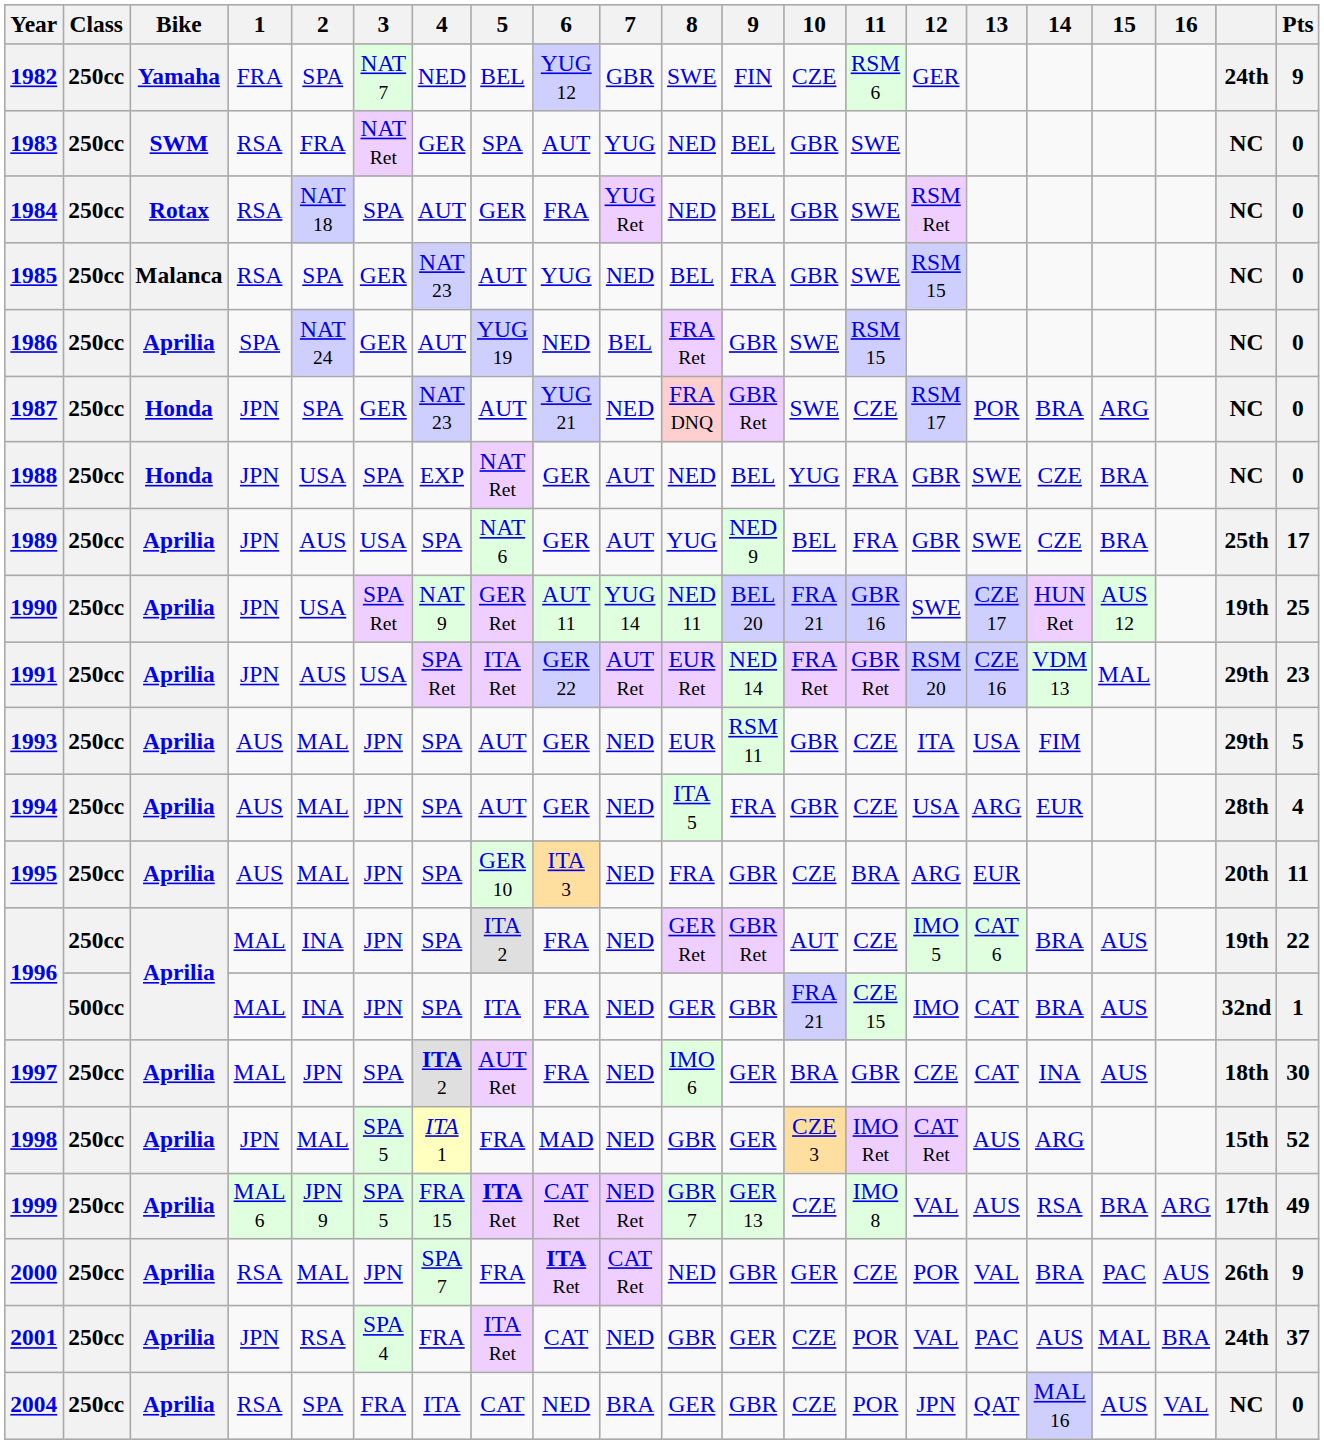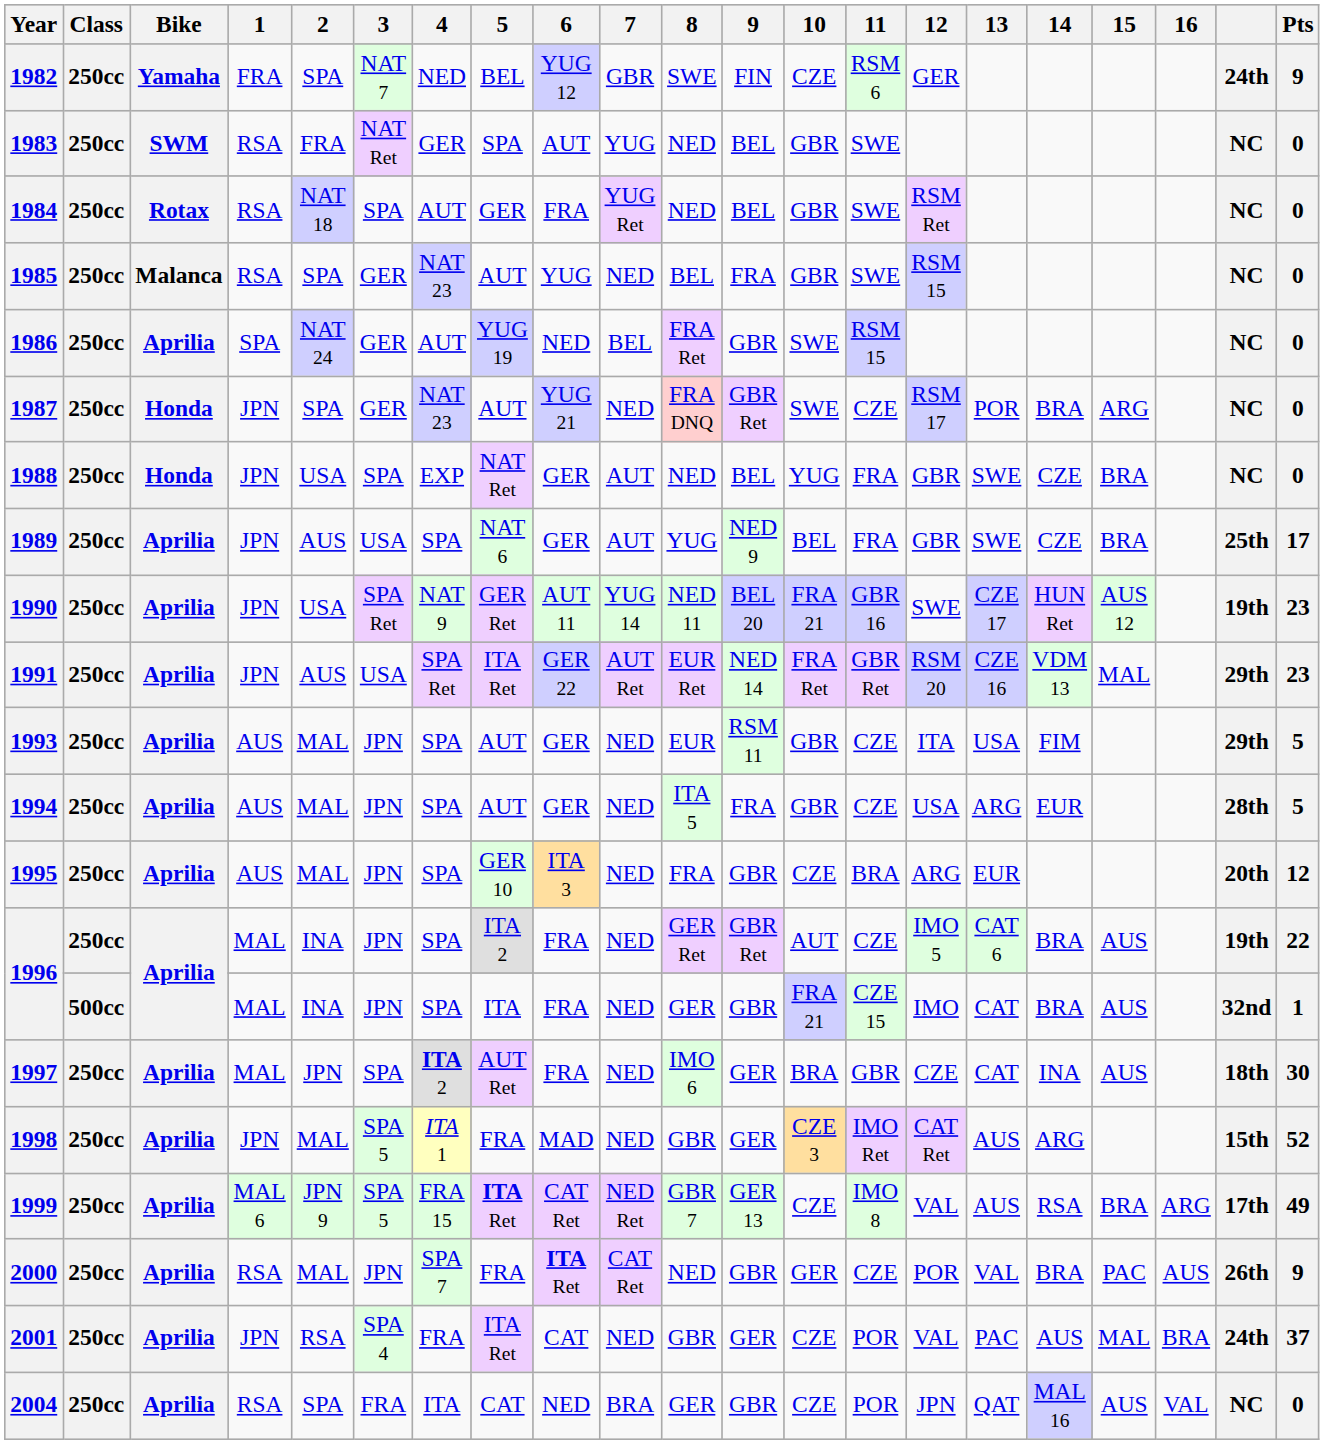(1298, 608) 25 -> (1298, 608) 23
(1298, 807) 4 -> (1298, 807) 5
(1298, 873) 11 -> (1298, 873) 12
